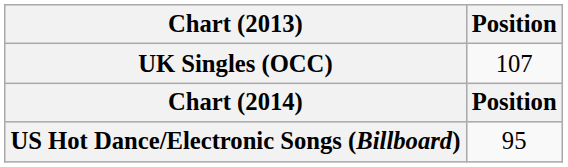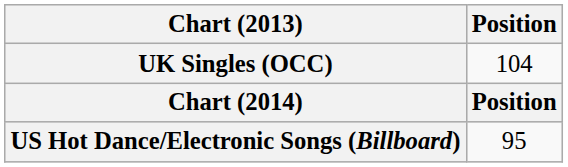(514, 63) 107 -> (514, 63) 104
